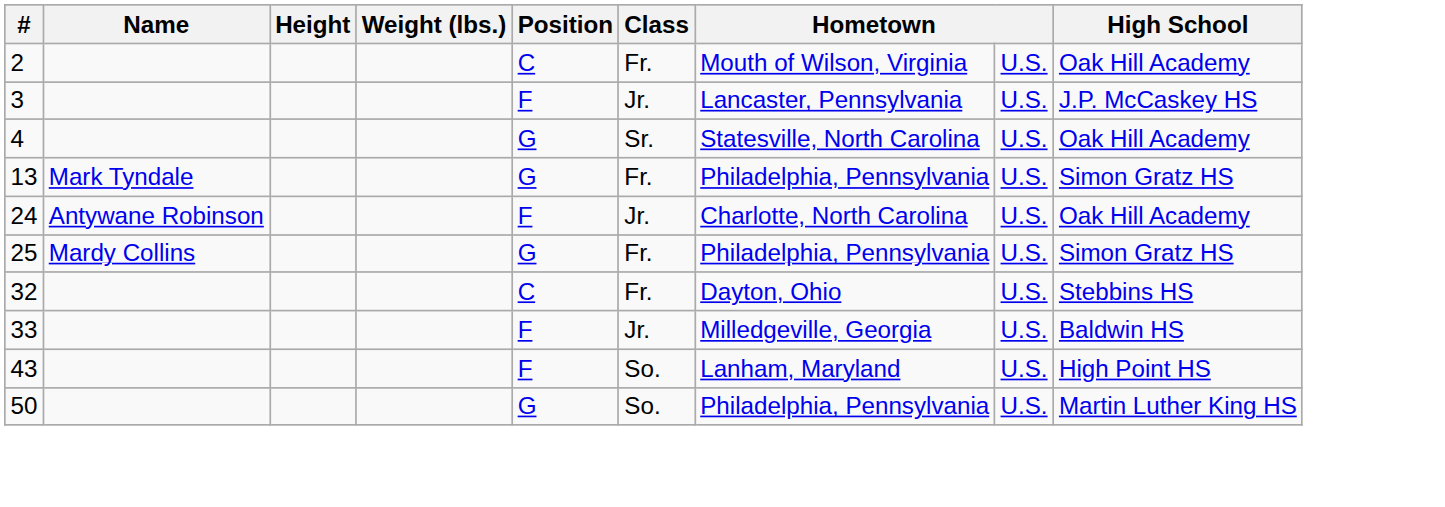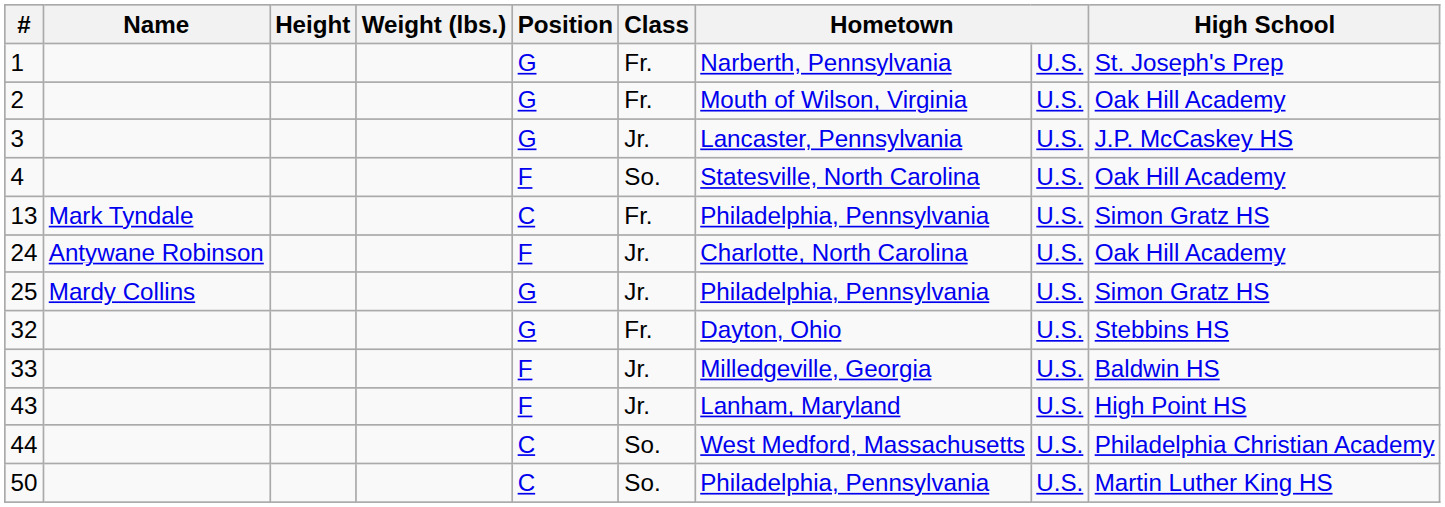+ row: (17, 63)
(526, 63) C -> (527, 101) G
(525, 101) F -> (527, 139) G
(527, 139) G -> (525, 177) F
(639, 139) Sr. -> (643, 177) So.
(527, 177) G -> (526, 215) C
(638, 254) Fr. -> (637, 292) Jr.
(526, 292) C -> (527, 330) G
(643, 368) So. -> (637, 407) Jr.
+ row: (24, 445)
(527, 407) G -> (526, 483) C
